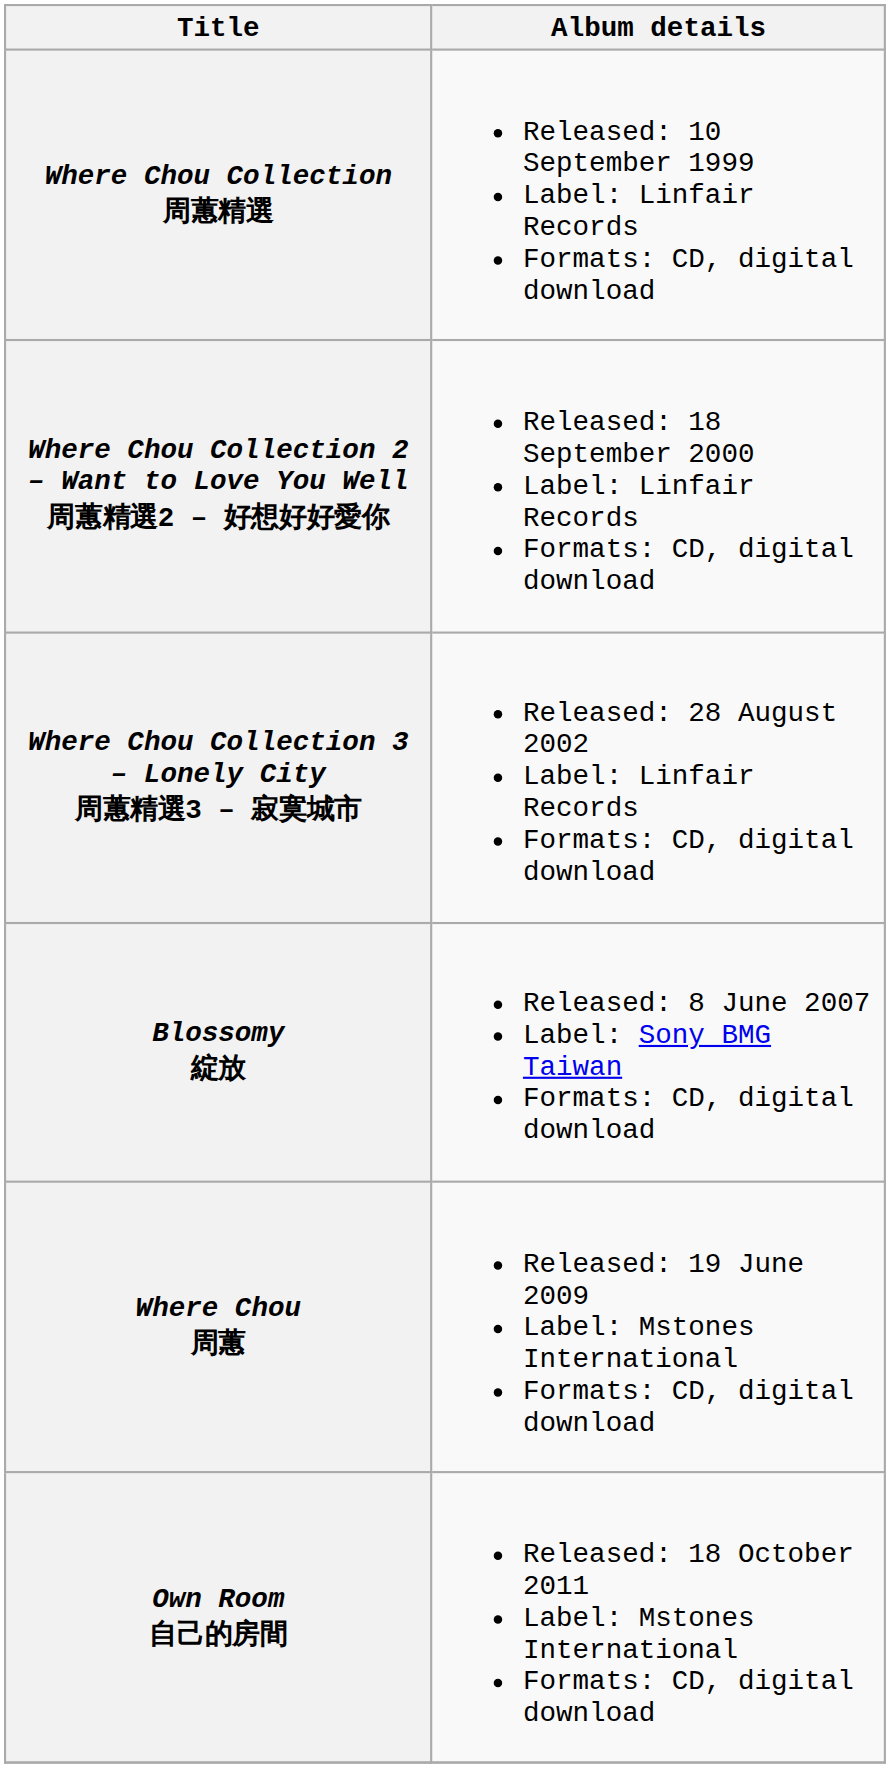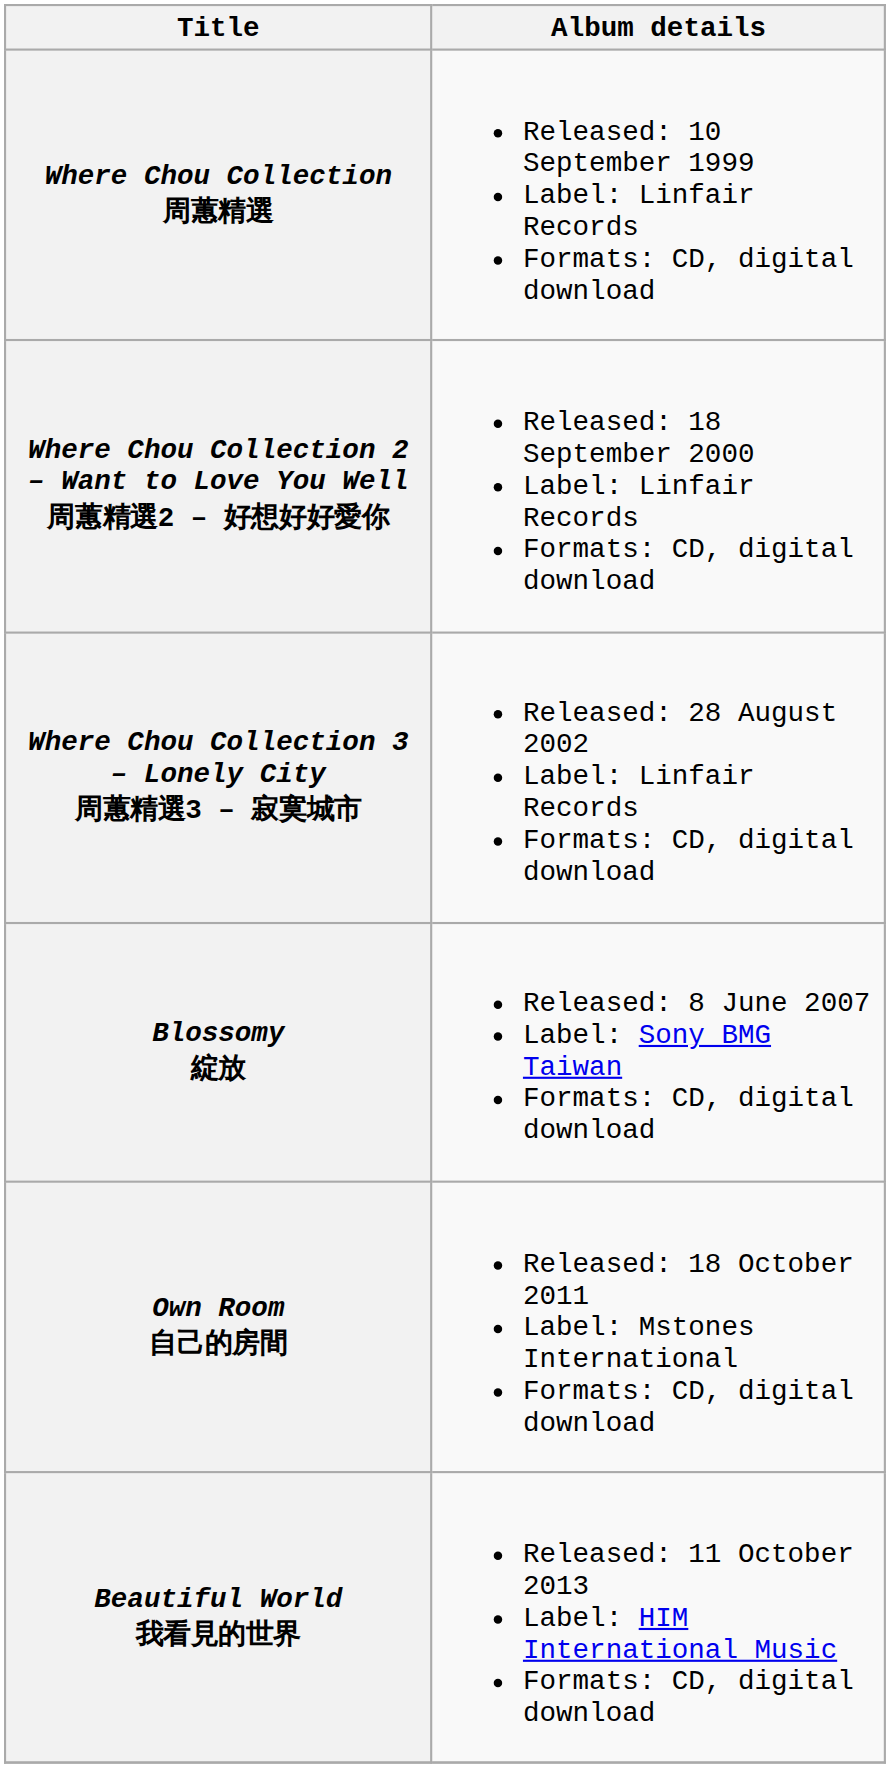- row: (218, 1326)
+ row: (218, 1617)
